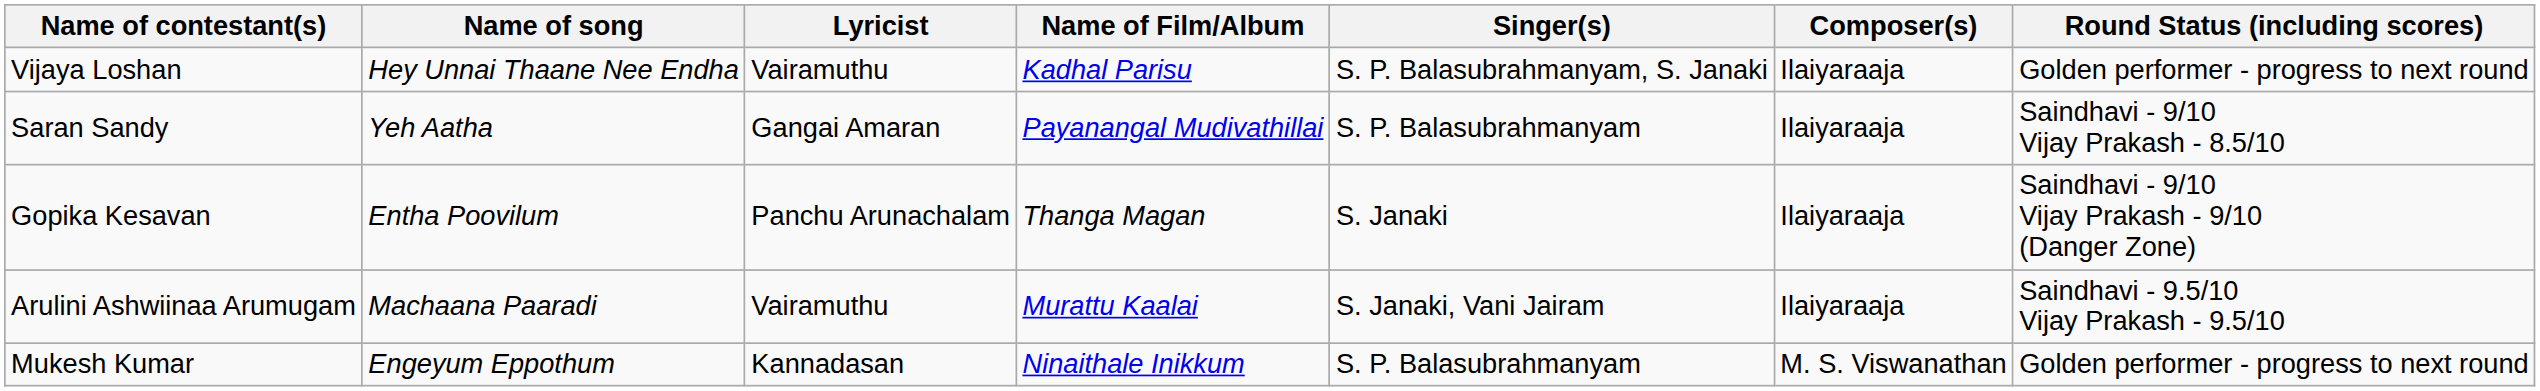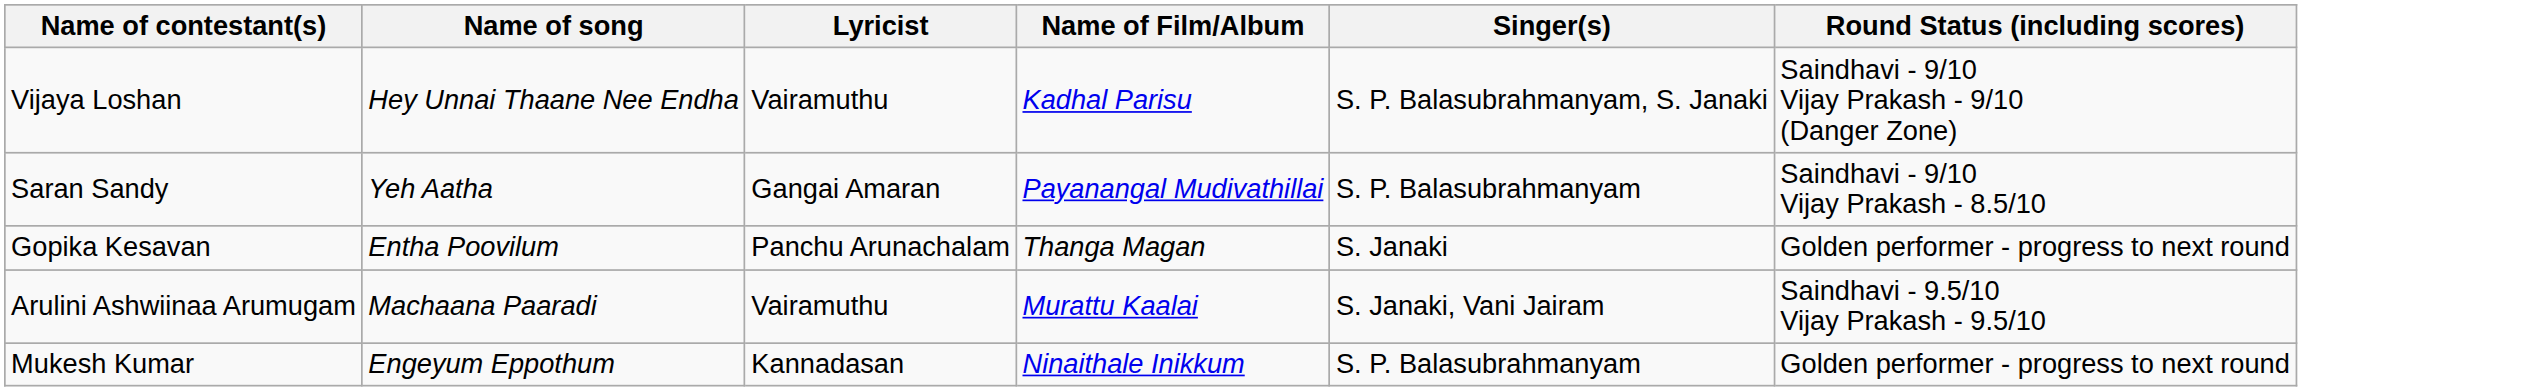- column: (1893, 26)
(2274, 69) Golden performer - progress to next round -> (1902, 99) Saindhavi - 9/10 Vijay Prakash - 9/10 (Danger Zone)
(2141, 216) Saindhavi - 9/10 Vijay Prakash - 9/10 (Danger Zone) -> (2035, 247) Golden performer - progress to next round
